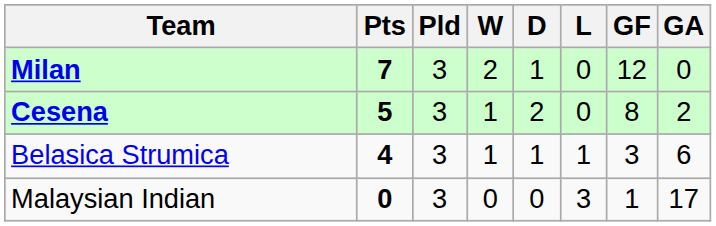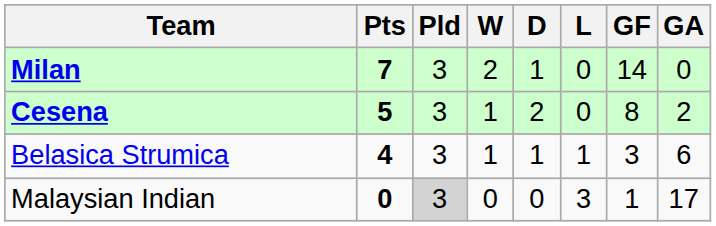(632, 69) 12 -> (632, 69) 14
(440, 198) no background -> (440, 198) lightgrey background
